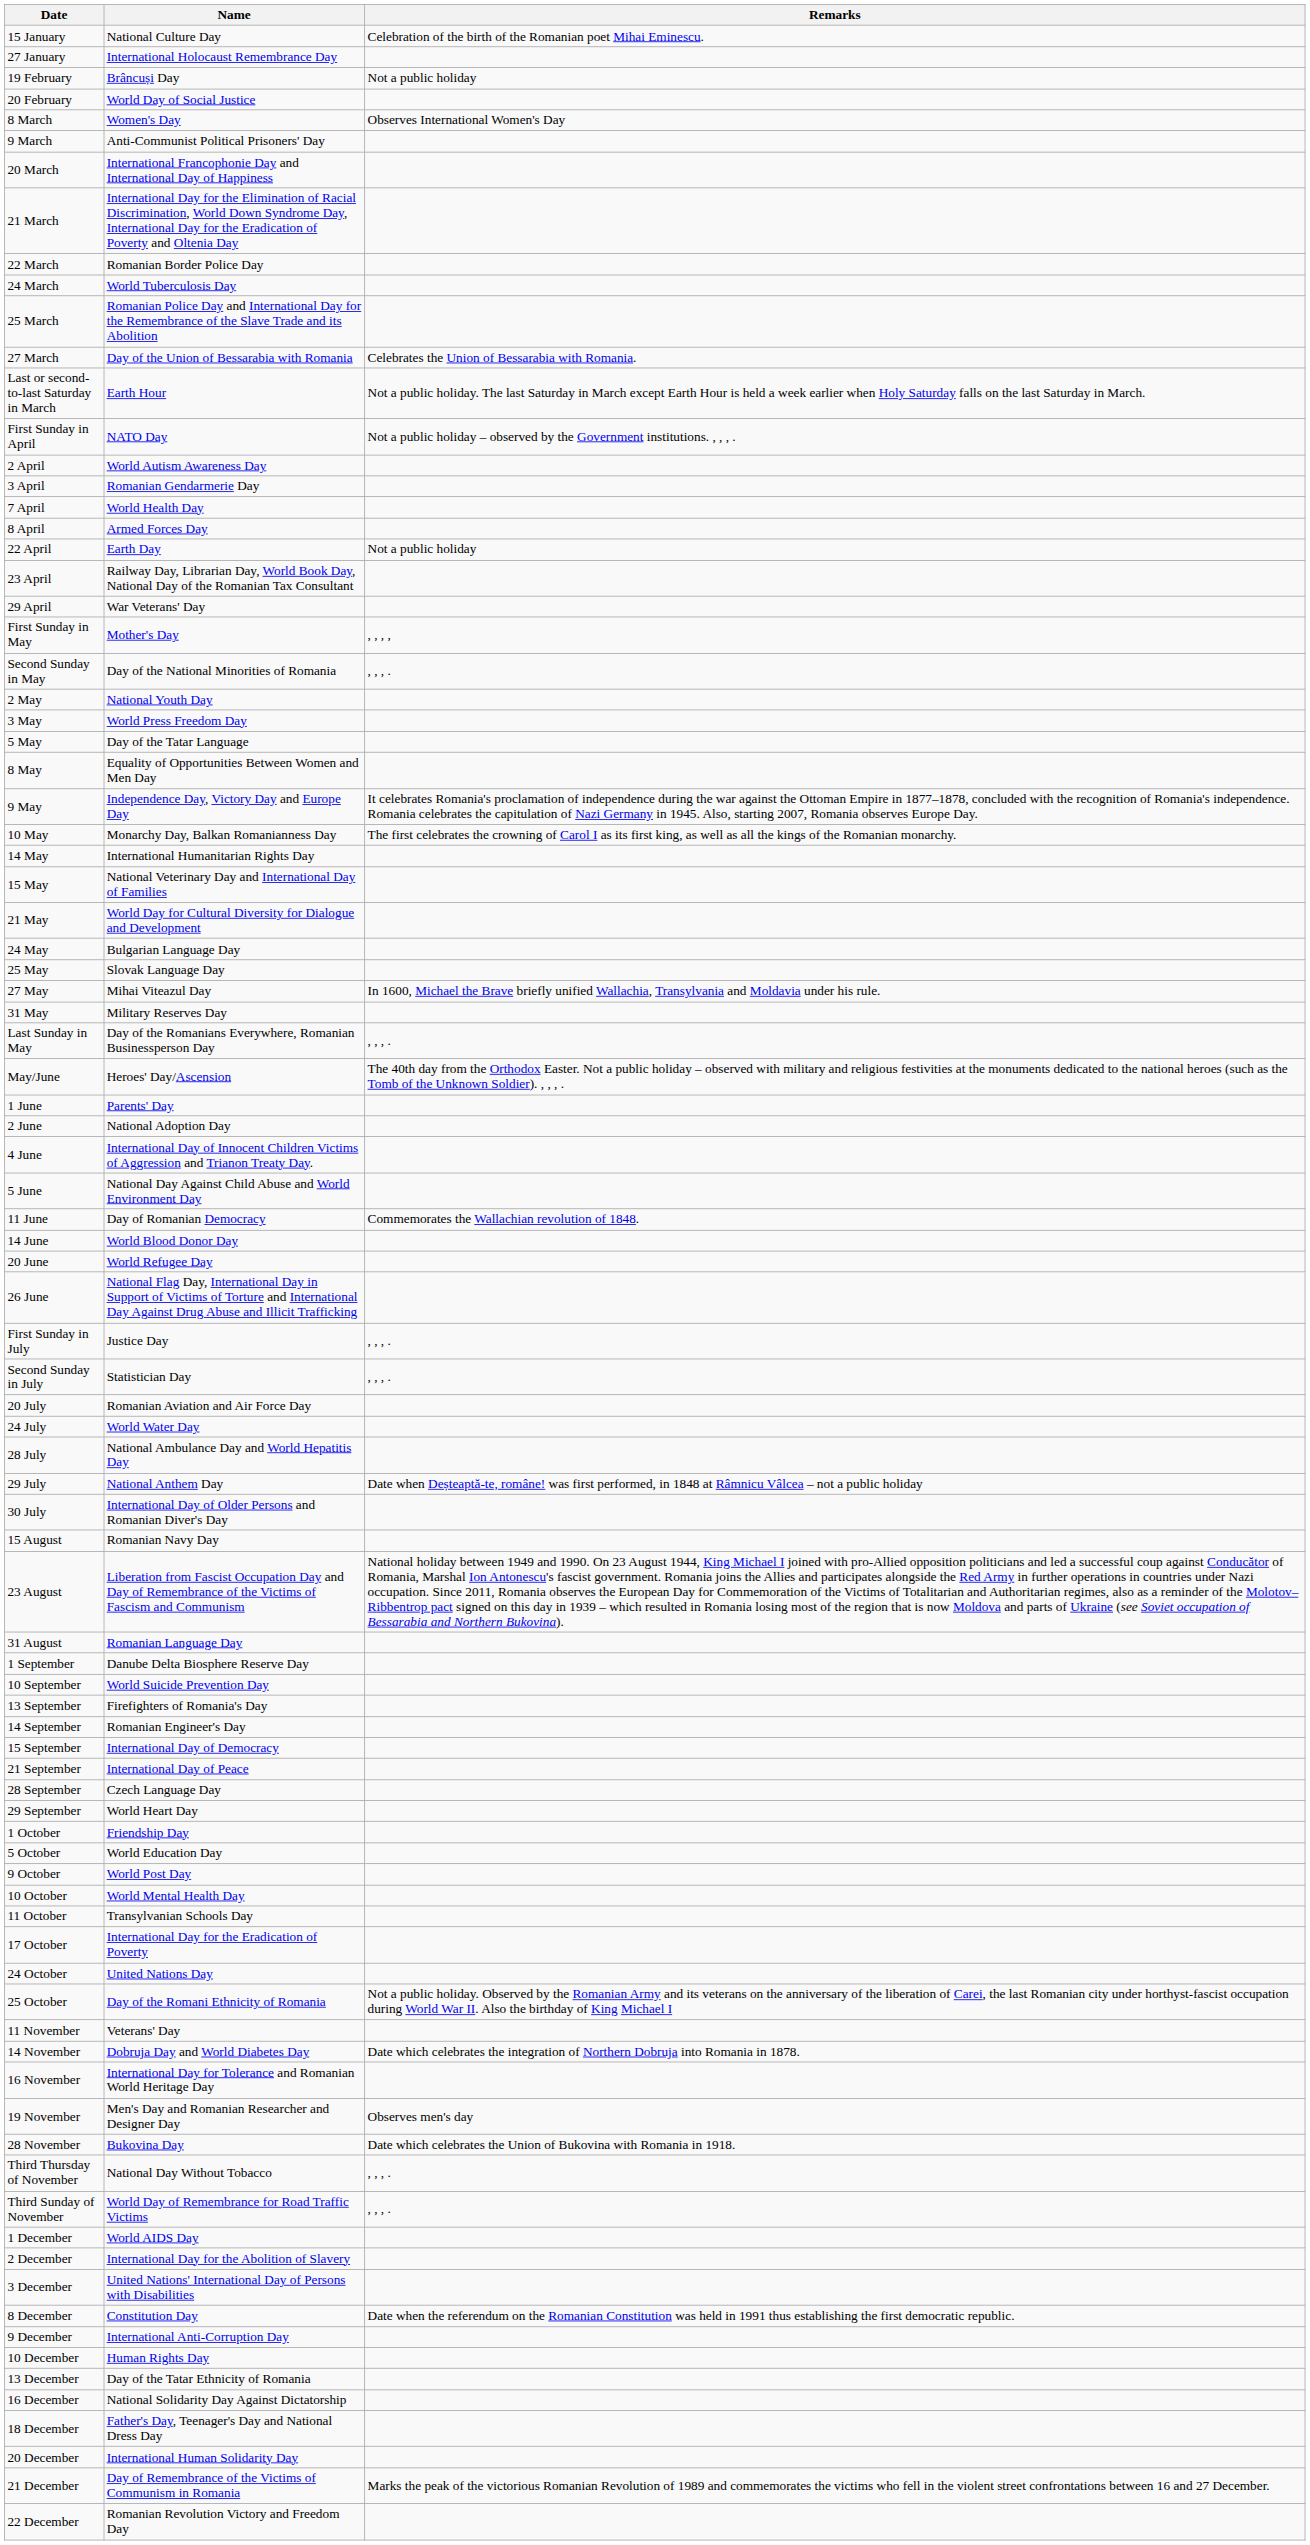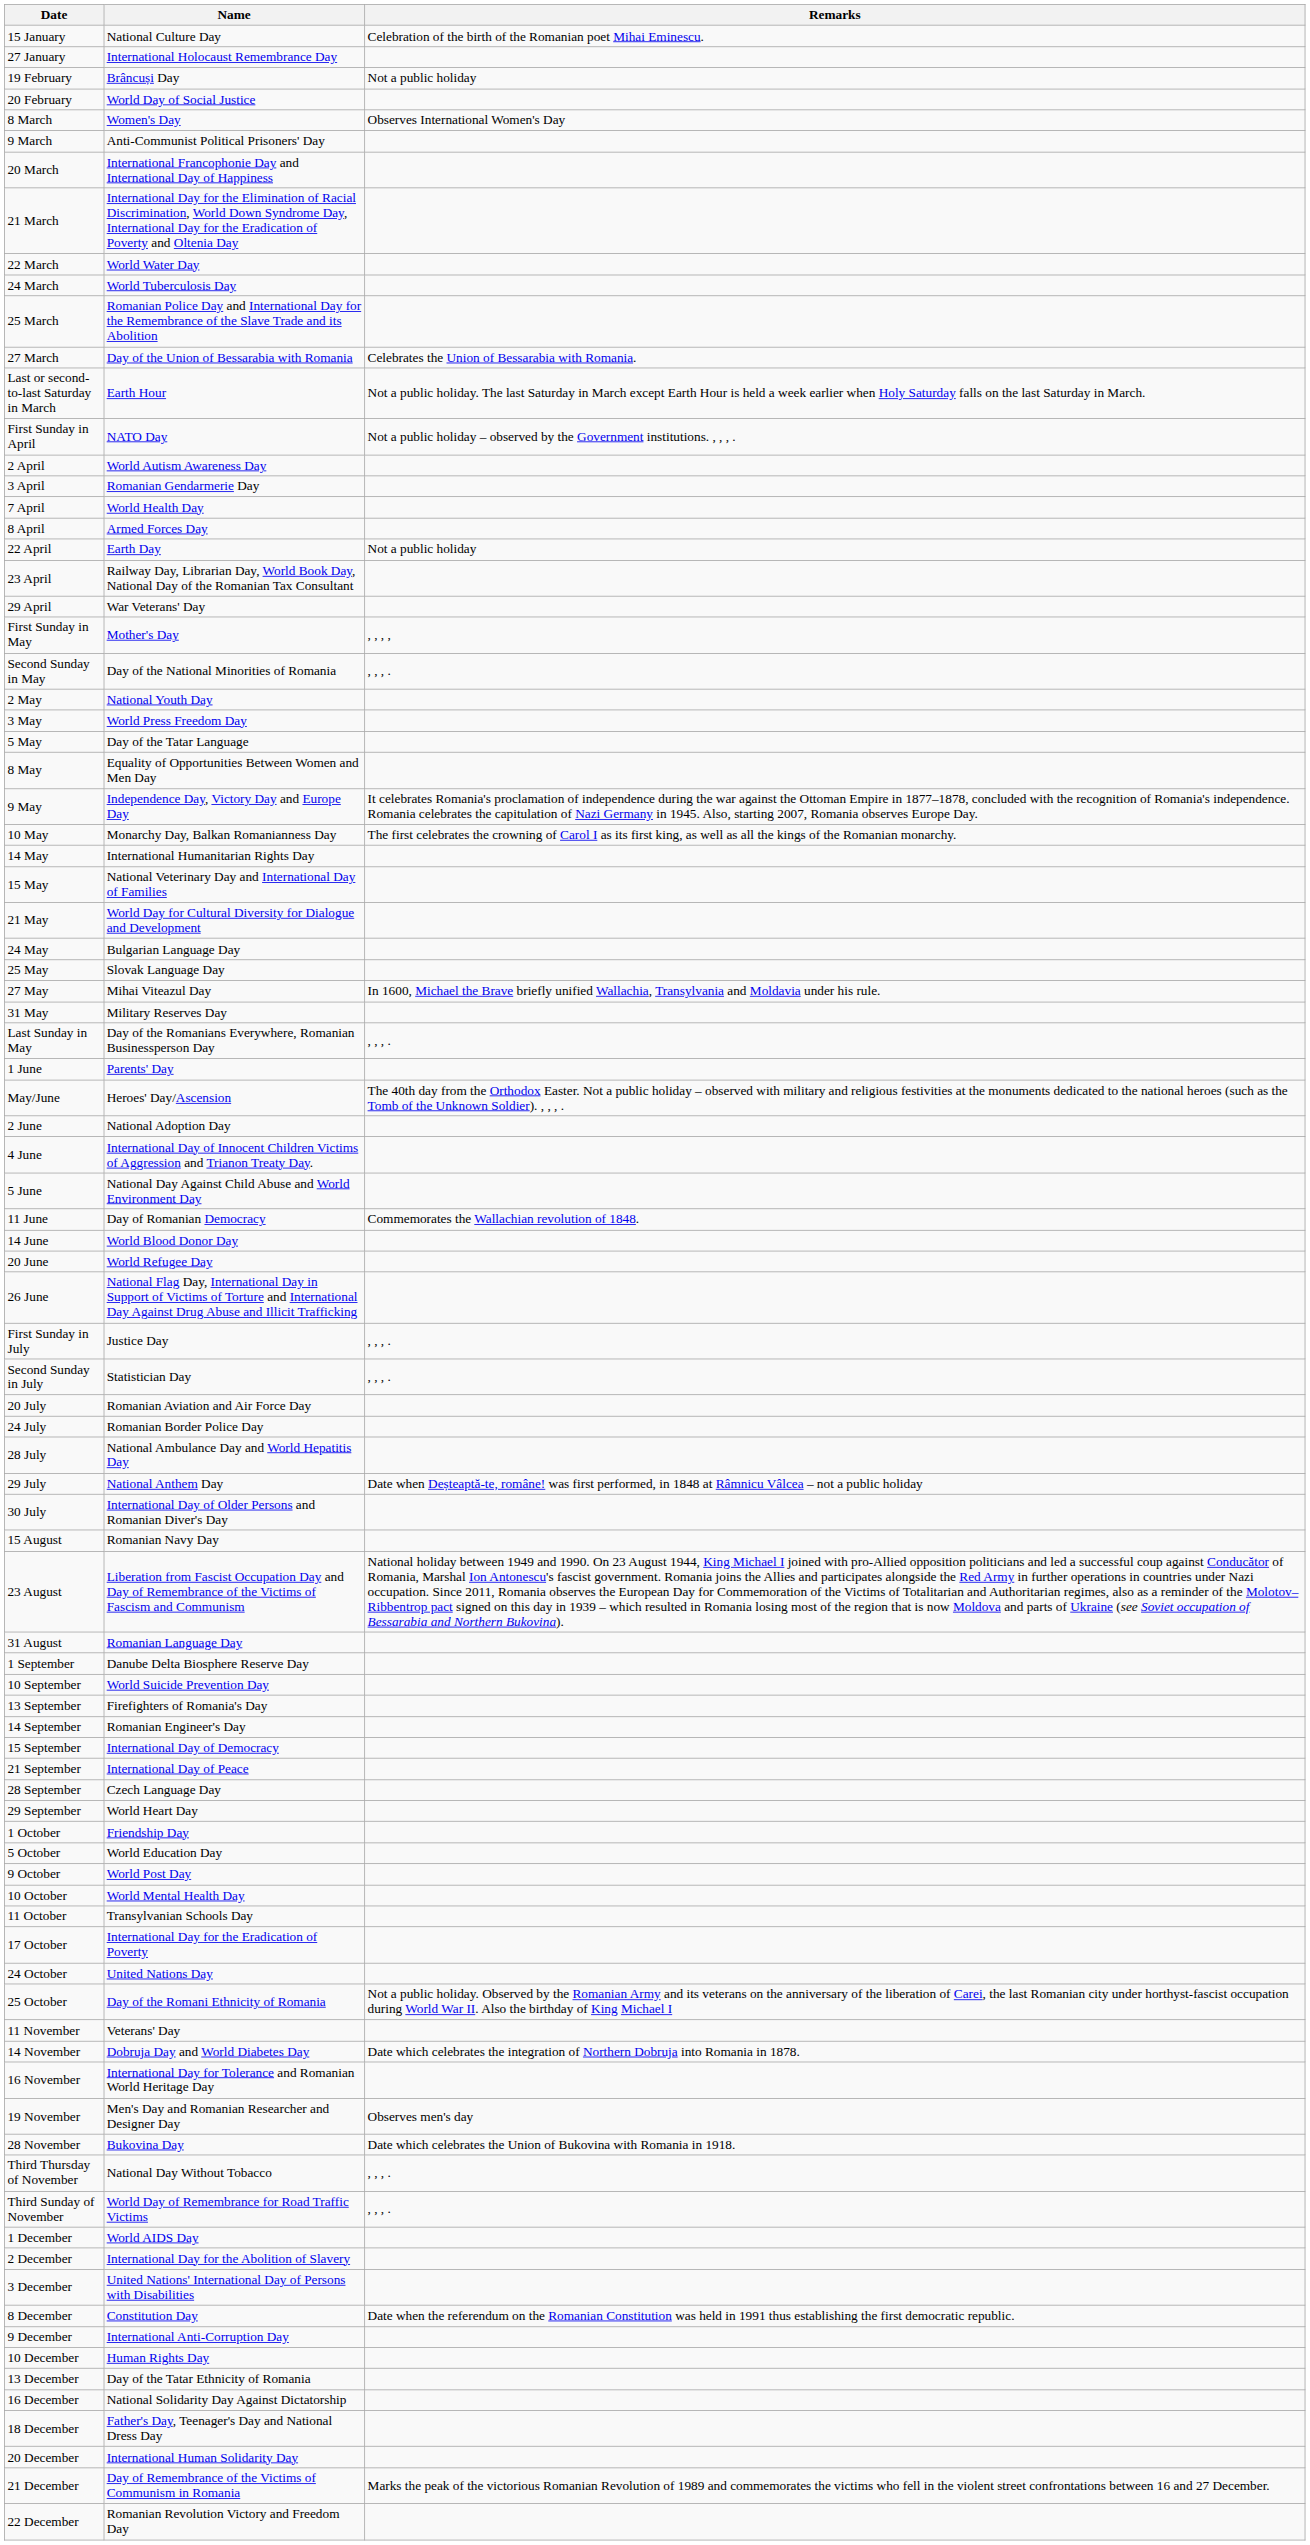(185, 264) Romanian Border Police Day -> (153, 264) World Water Day
rows swapped: (34, 1076) <-> (25, 1105)
(153, 1426) World Water Day -> (185, 1426) Romanian Border Police Day
